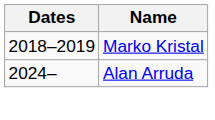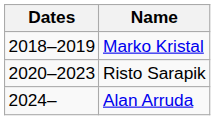+ row: (154, 73)
